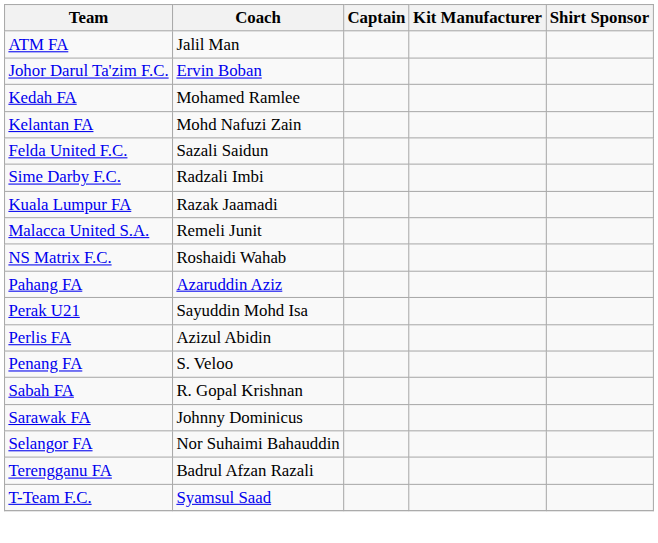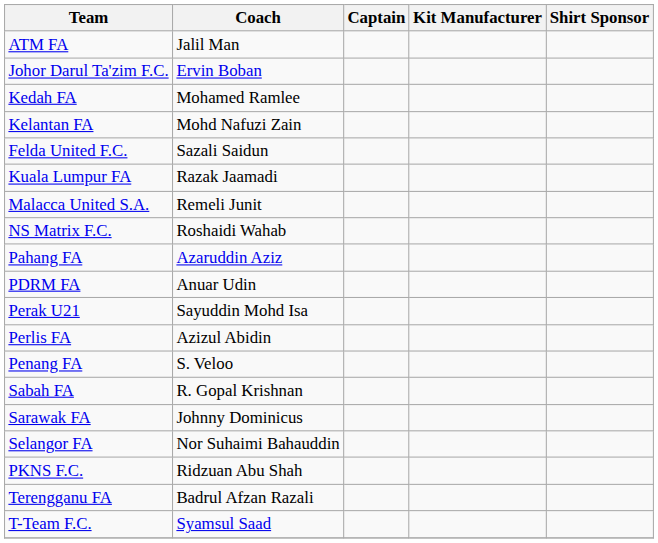- row: (65, 177)
+ row: (44, 284)
+ row: (46, 470)
